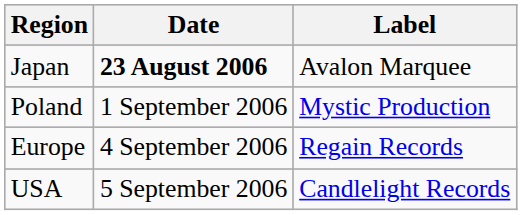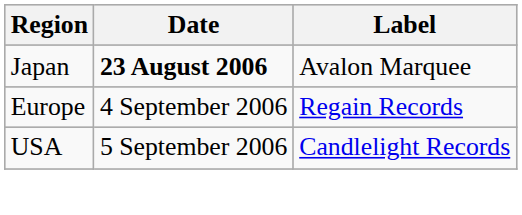- row: (47, 106)
